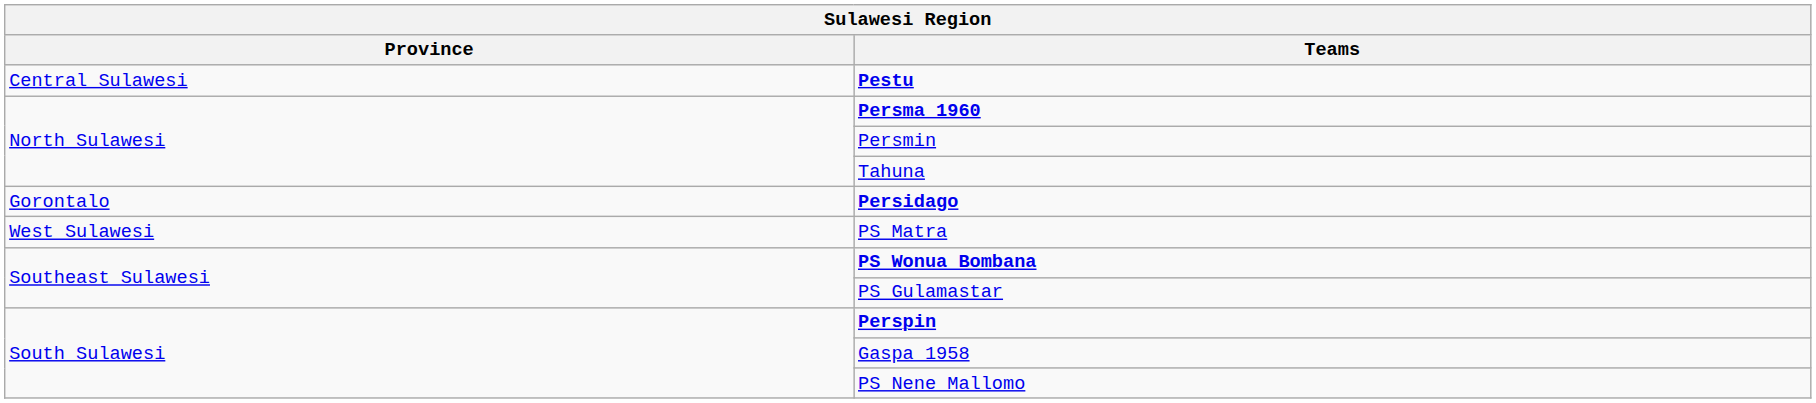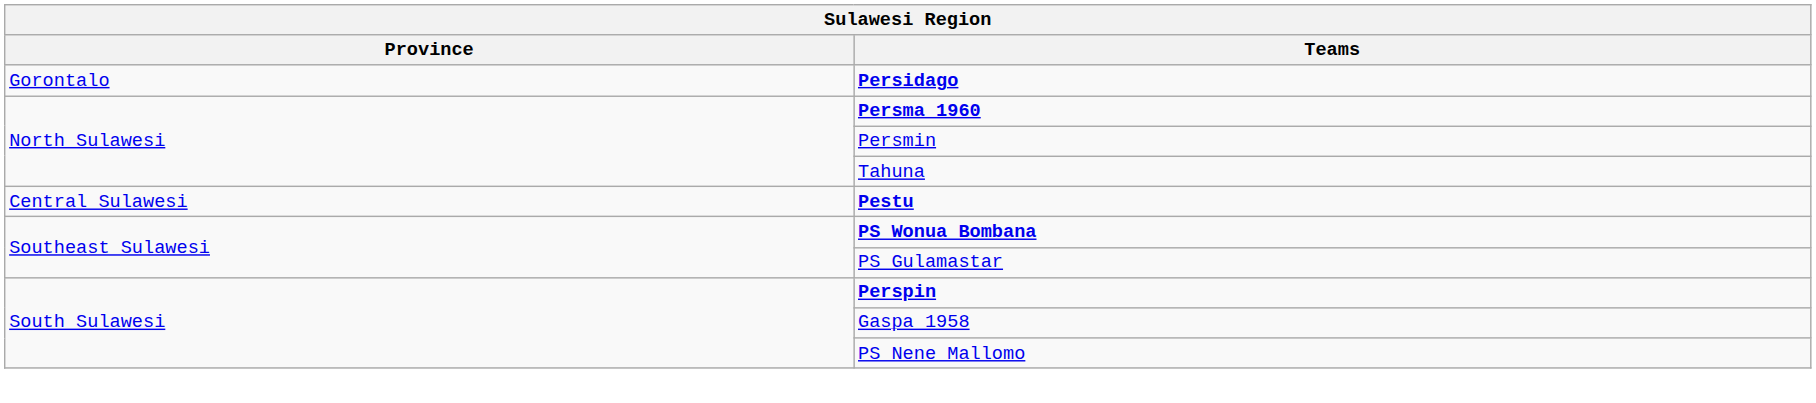rows swapped: (908, 202) <-> (886, 80)
- row: (903, 232)
